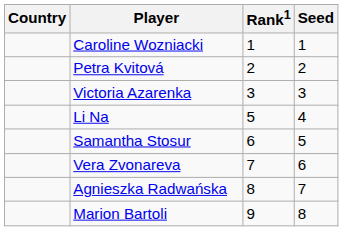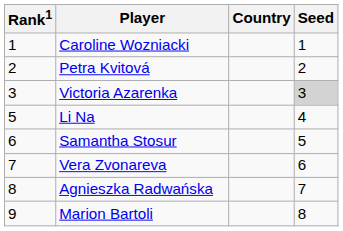columns swapped: (37, 18) <-> (269, 18)
(302, 92) no background -> (302, 92) lightgrey background
